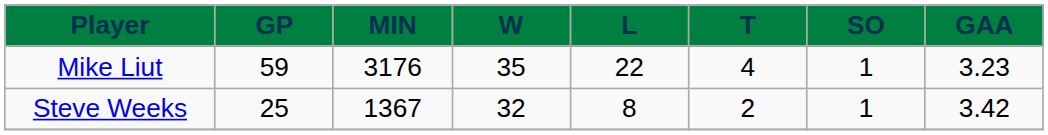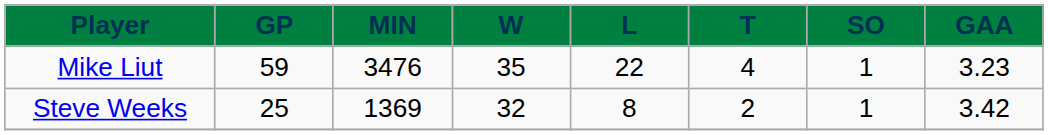(393, 66) 3176 -> (393, 66) 3476
(393, 108) 1367 -> (393, 108) 1369
